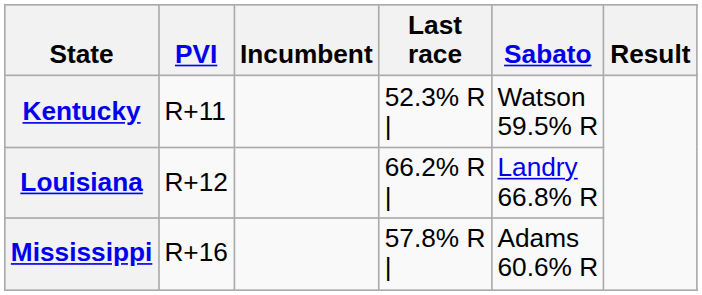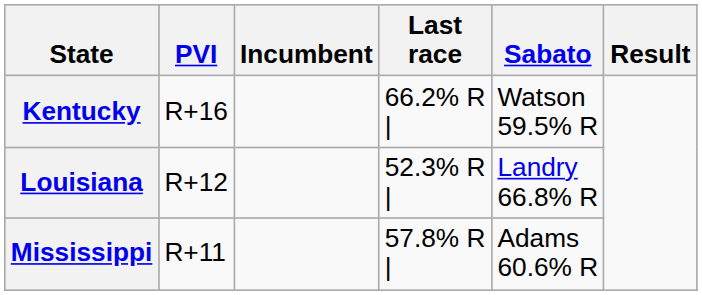(195, 111) R+11 -> (196, 111) R+16
(435, 111) 52.3% R | -> (435, 111) 66.2% R |
(435, 182) 66.2% R | -> (435, 182) 52.3% R |
(196, 253) R+16 -> (195, 253) R+11
